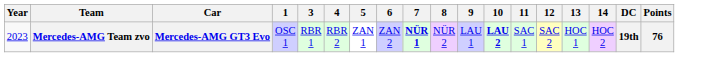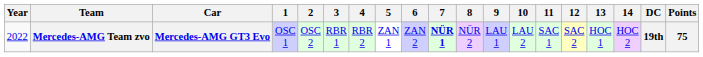+ column: (311, 13)
(17, 37) 2023 -> (17, 37) 2022
(498, 37) bold -> (523, 37) normal
(658, 37) 76 -> (682, 37) 75
